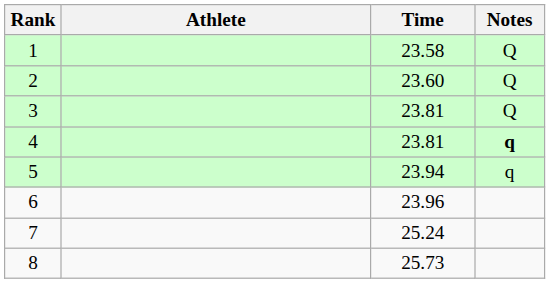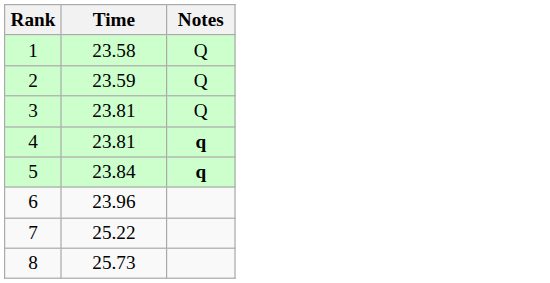- column: (216, 19)
(423, 80) 23.60 -> (114, 80) 23.59
(423, 171) 23.94 -> (114, 171) 23.84
(510, 171) normal -> (201, 171) bold
(423, 232) 25.24 -> (114, 232) 25.22
